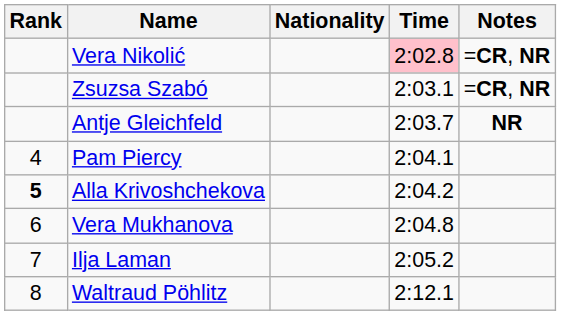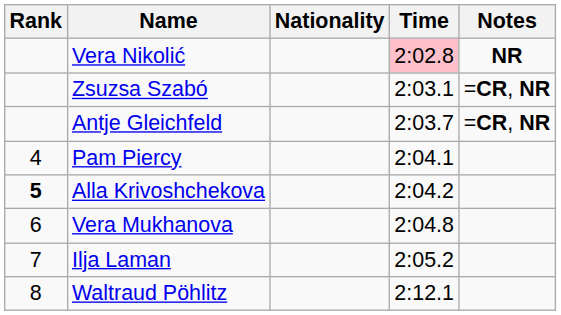(507, 55) =CR, NR -> (507, 55) NR
(507, 123) NR -> (507, 123) =CR, NR
